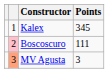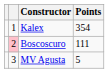(83, 27) 345 -> (83, 27) 354
(14, 59) lightsalmon background -> (14, 59) no background
(78, 59) 3 -> (78, 59) 5
